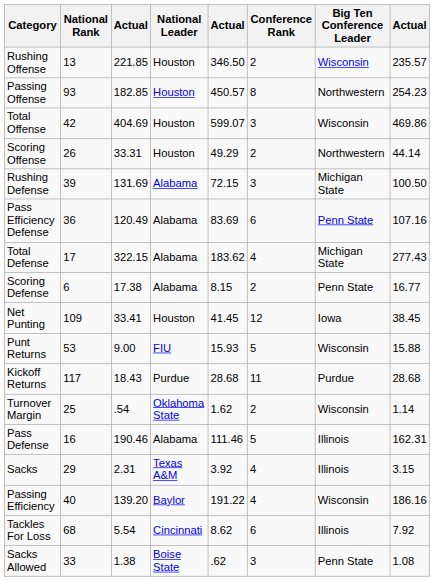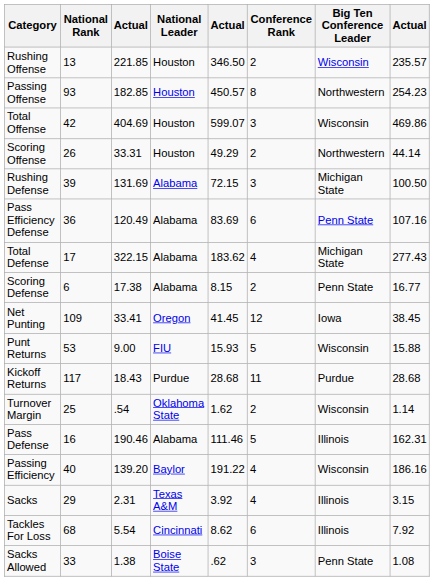(174, 318) Houston -> (172, 318) Oregon
rows swapped: (31, 500) <-> (22, 469)
